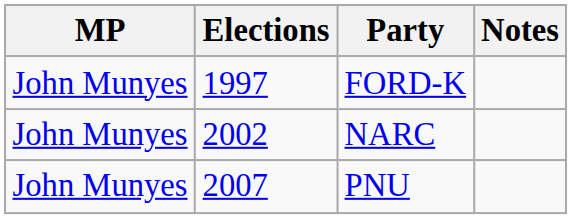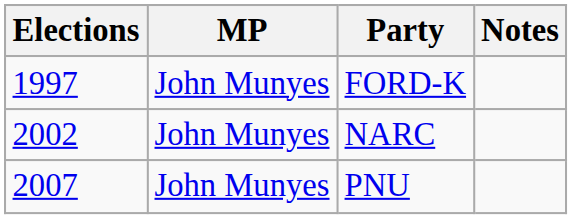columns swapped: (266, 30) <-> (100, 30)
